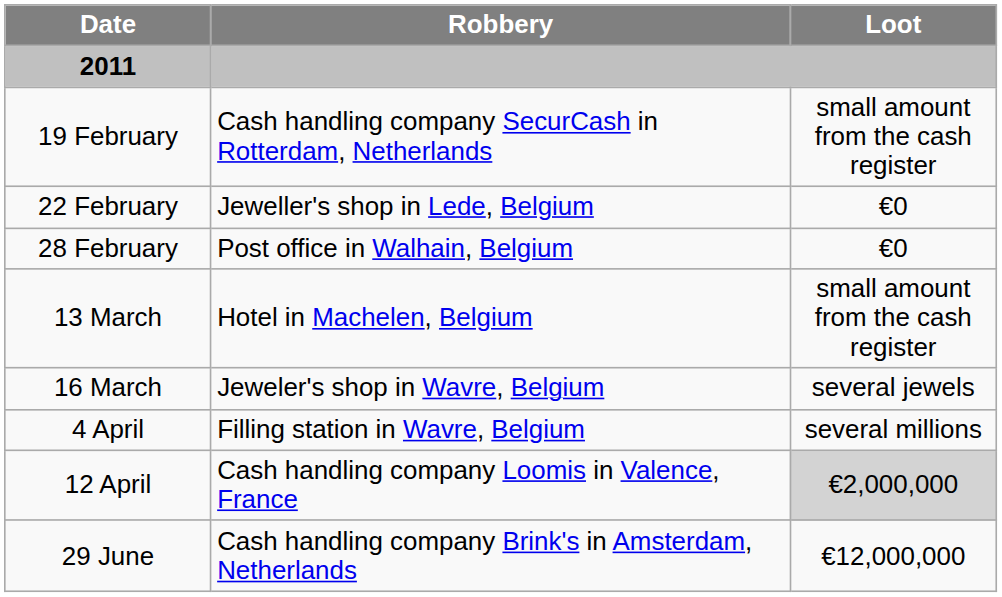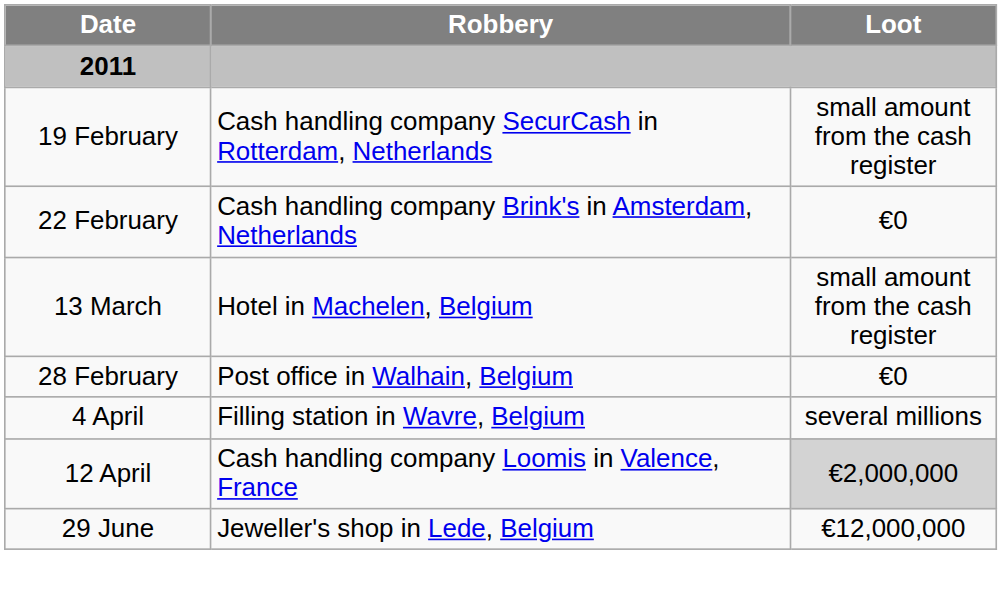(405, 206) Jeweller's shop in Lede, Belgium -> (485, 221) Cash handling company Brink's in Amsterdam, Netherlands
rows swapped: (108, 247) <-> (108, 318)
- row: (108, 388)
(485, 555) Cash handling company Brink's in Amsterdam, Netherlands -> (405, 528) Jeweller's shop in Lede, Belgium
